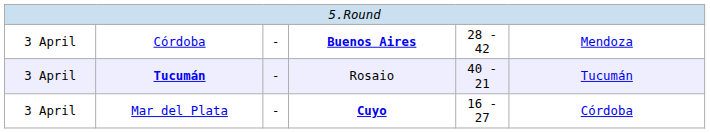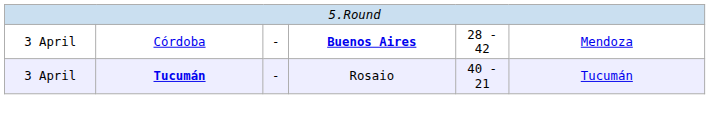- row: (180, 111)
